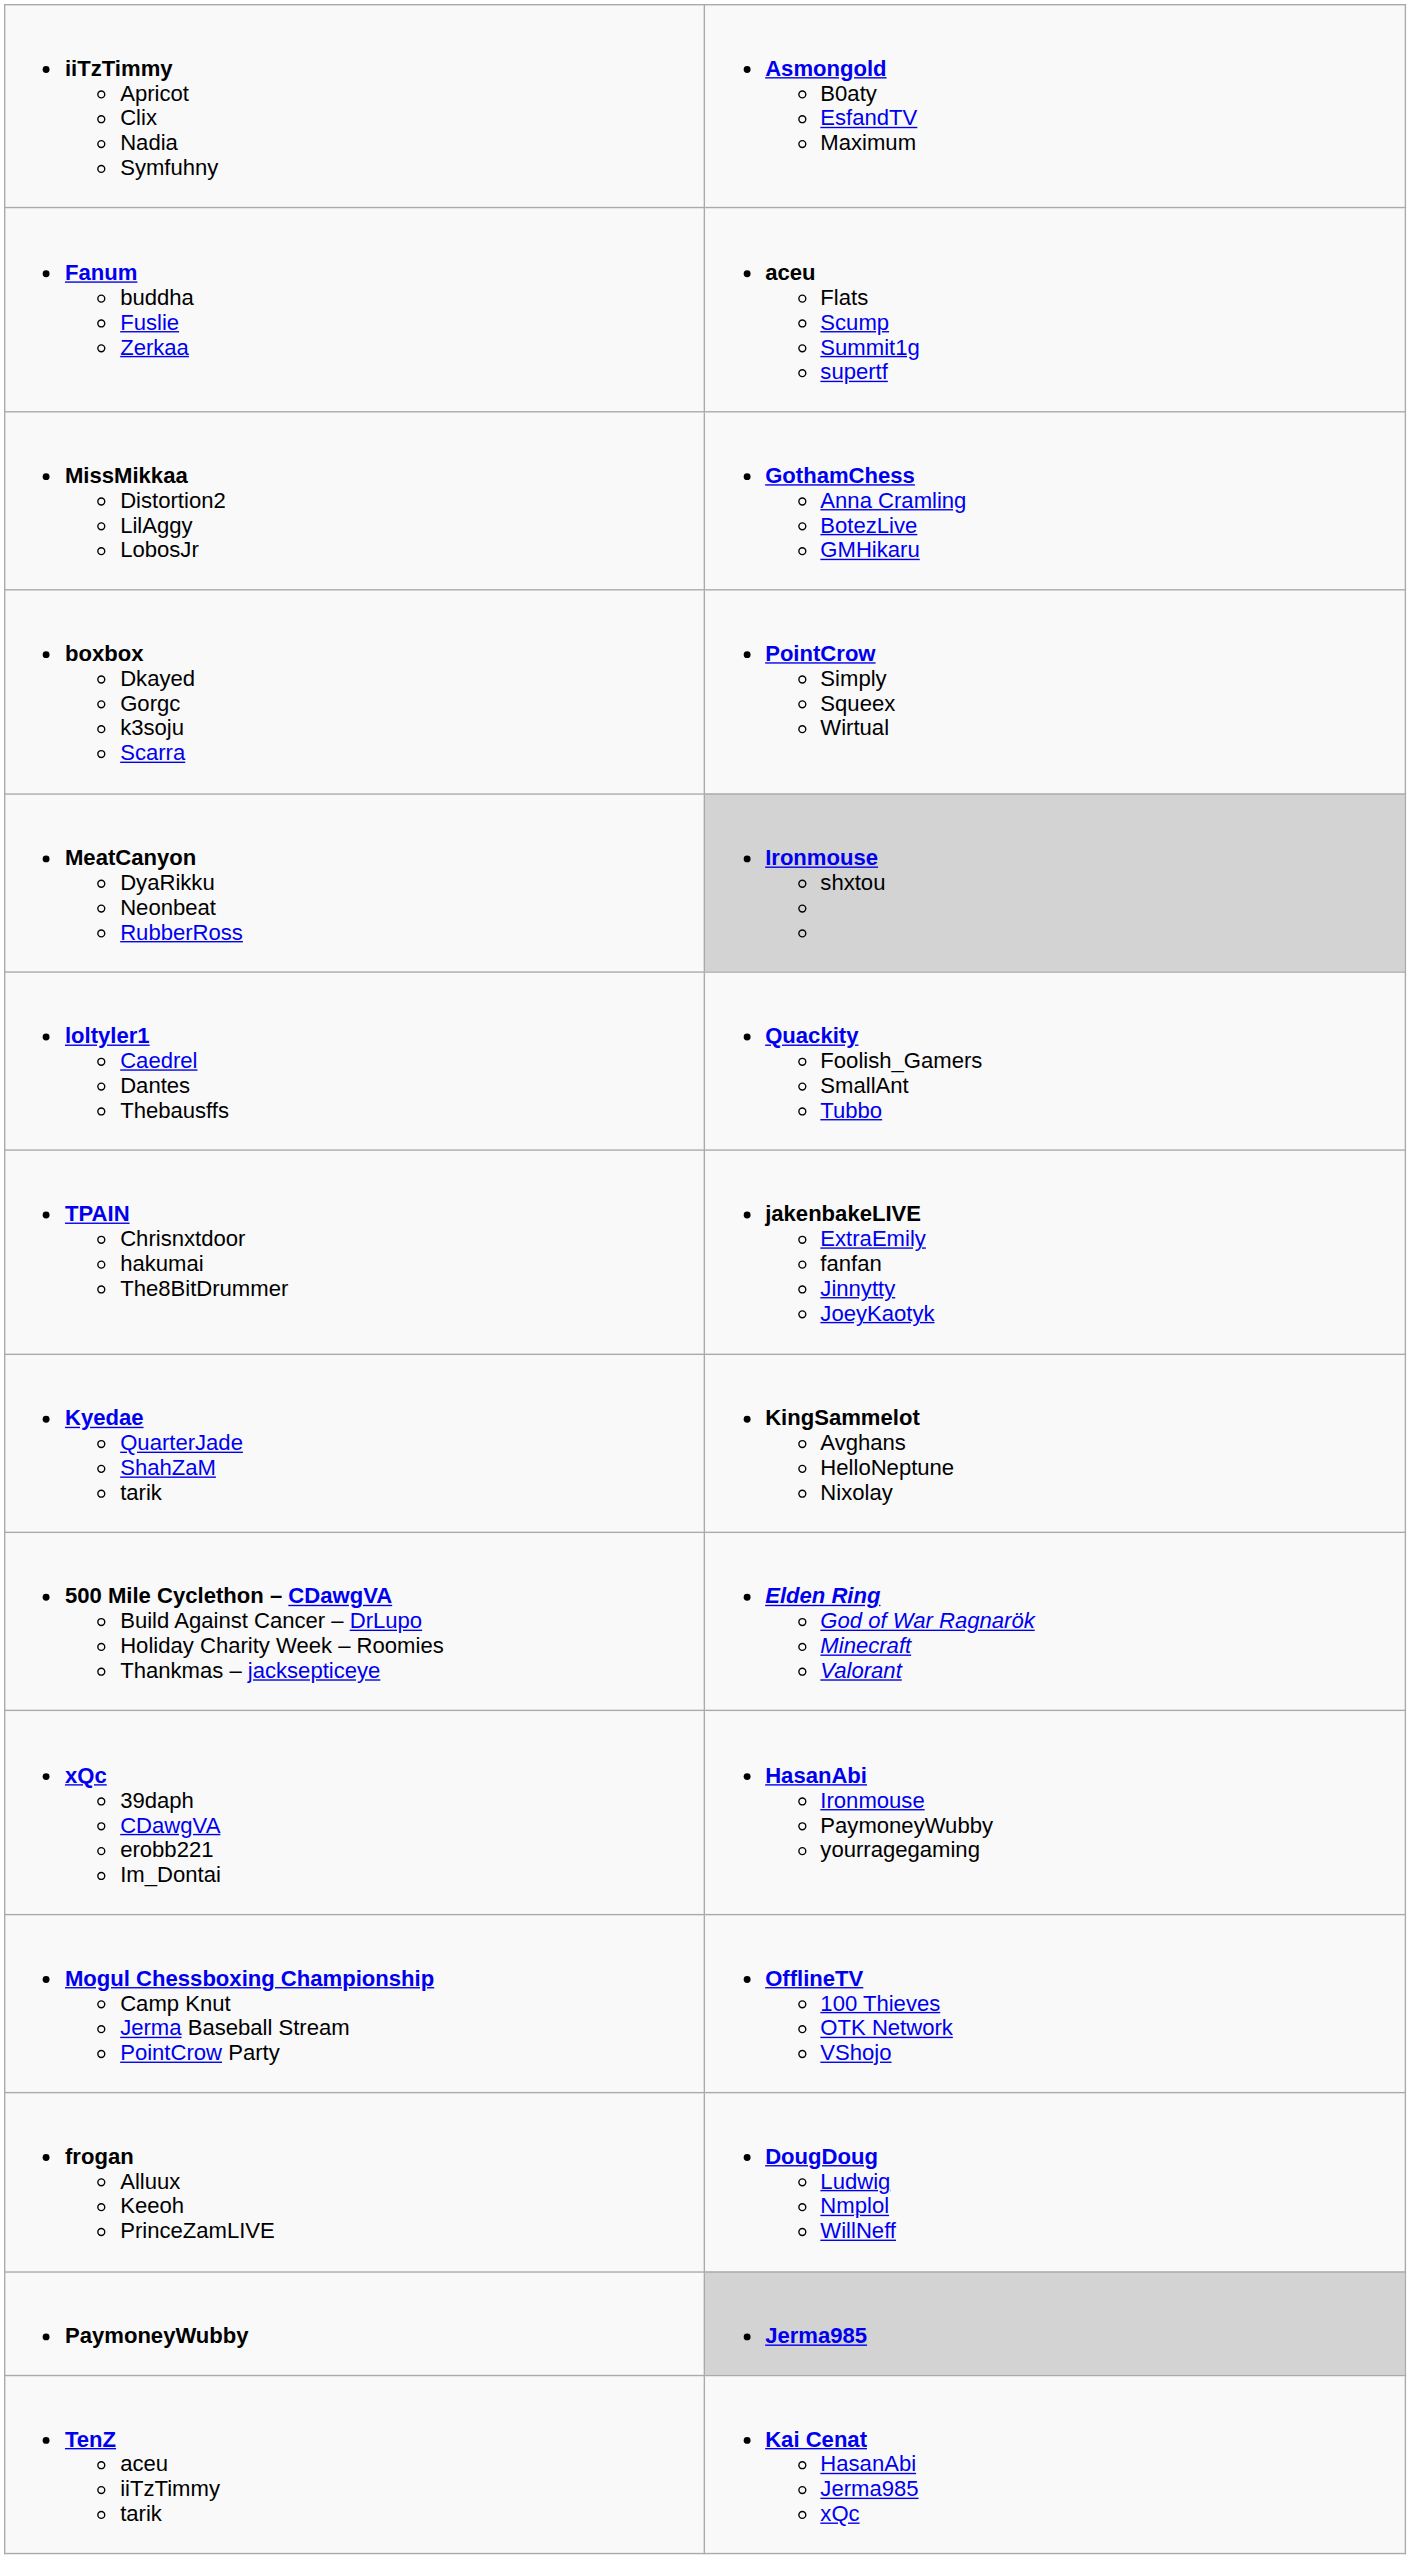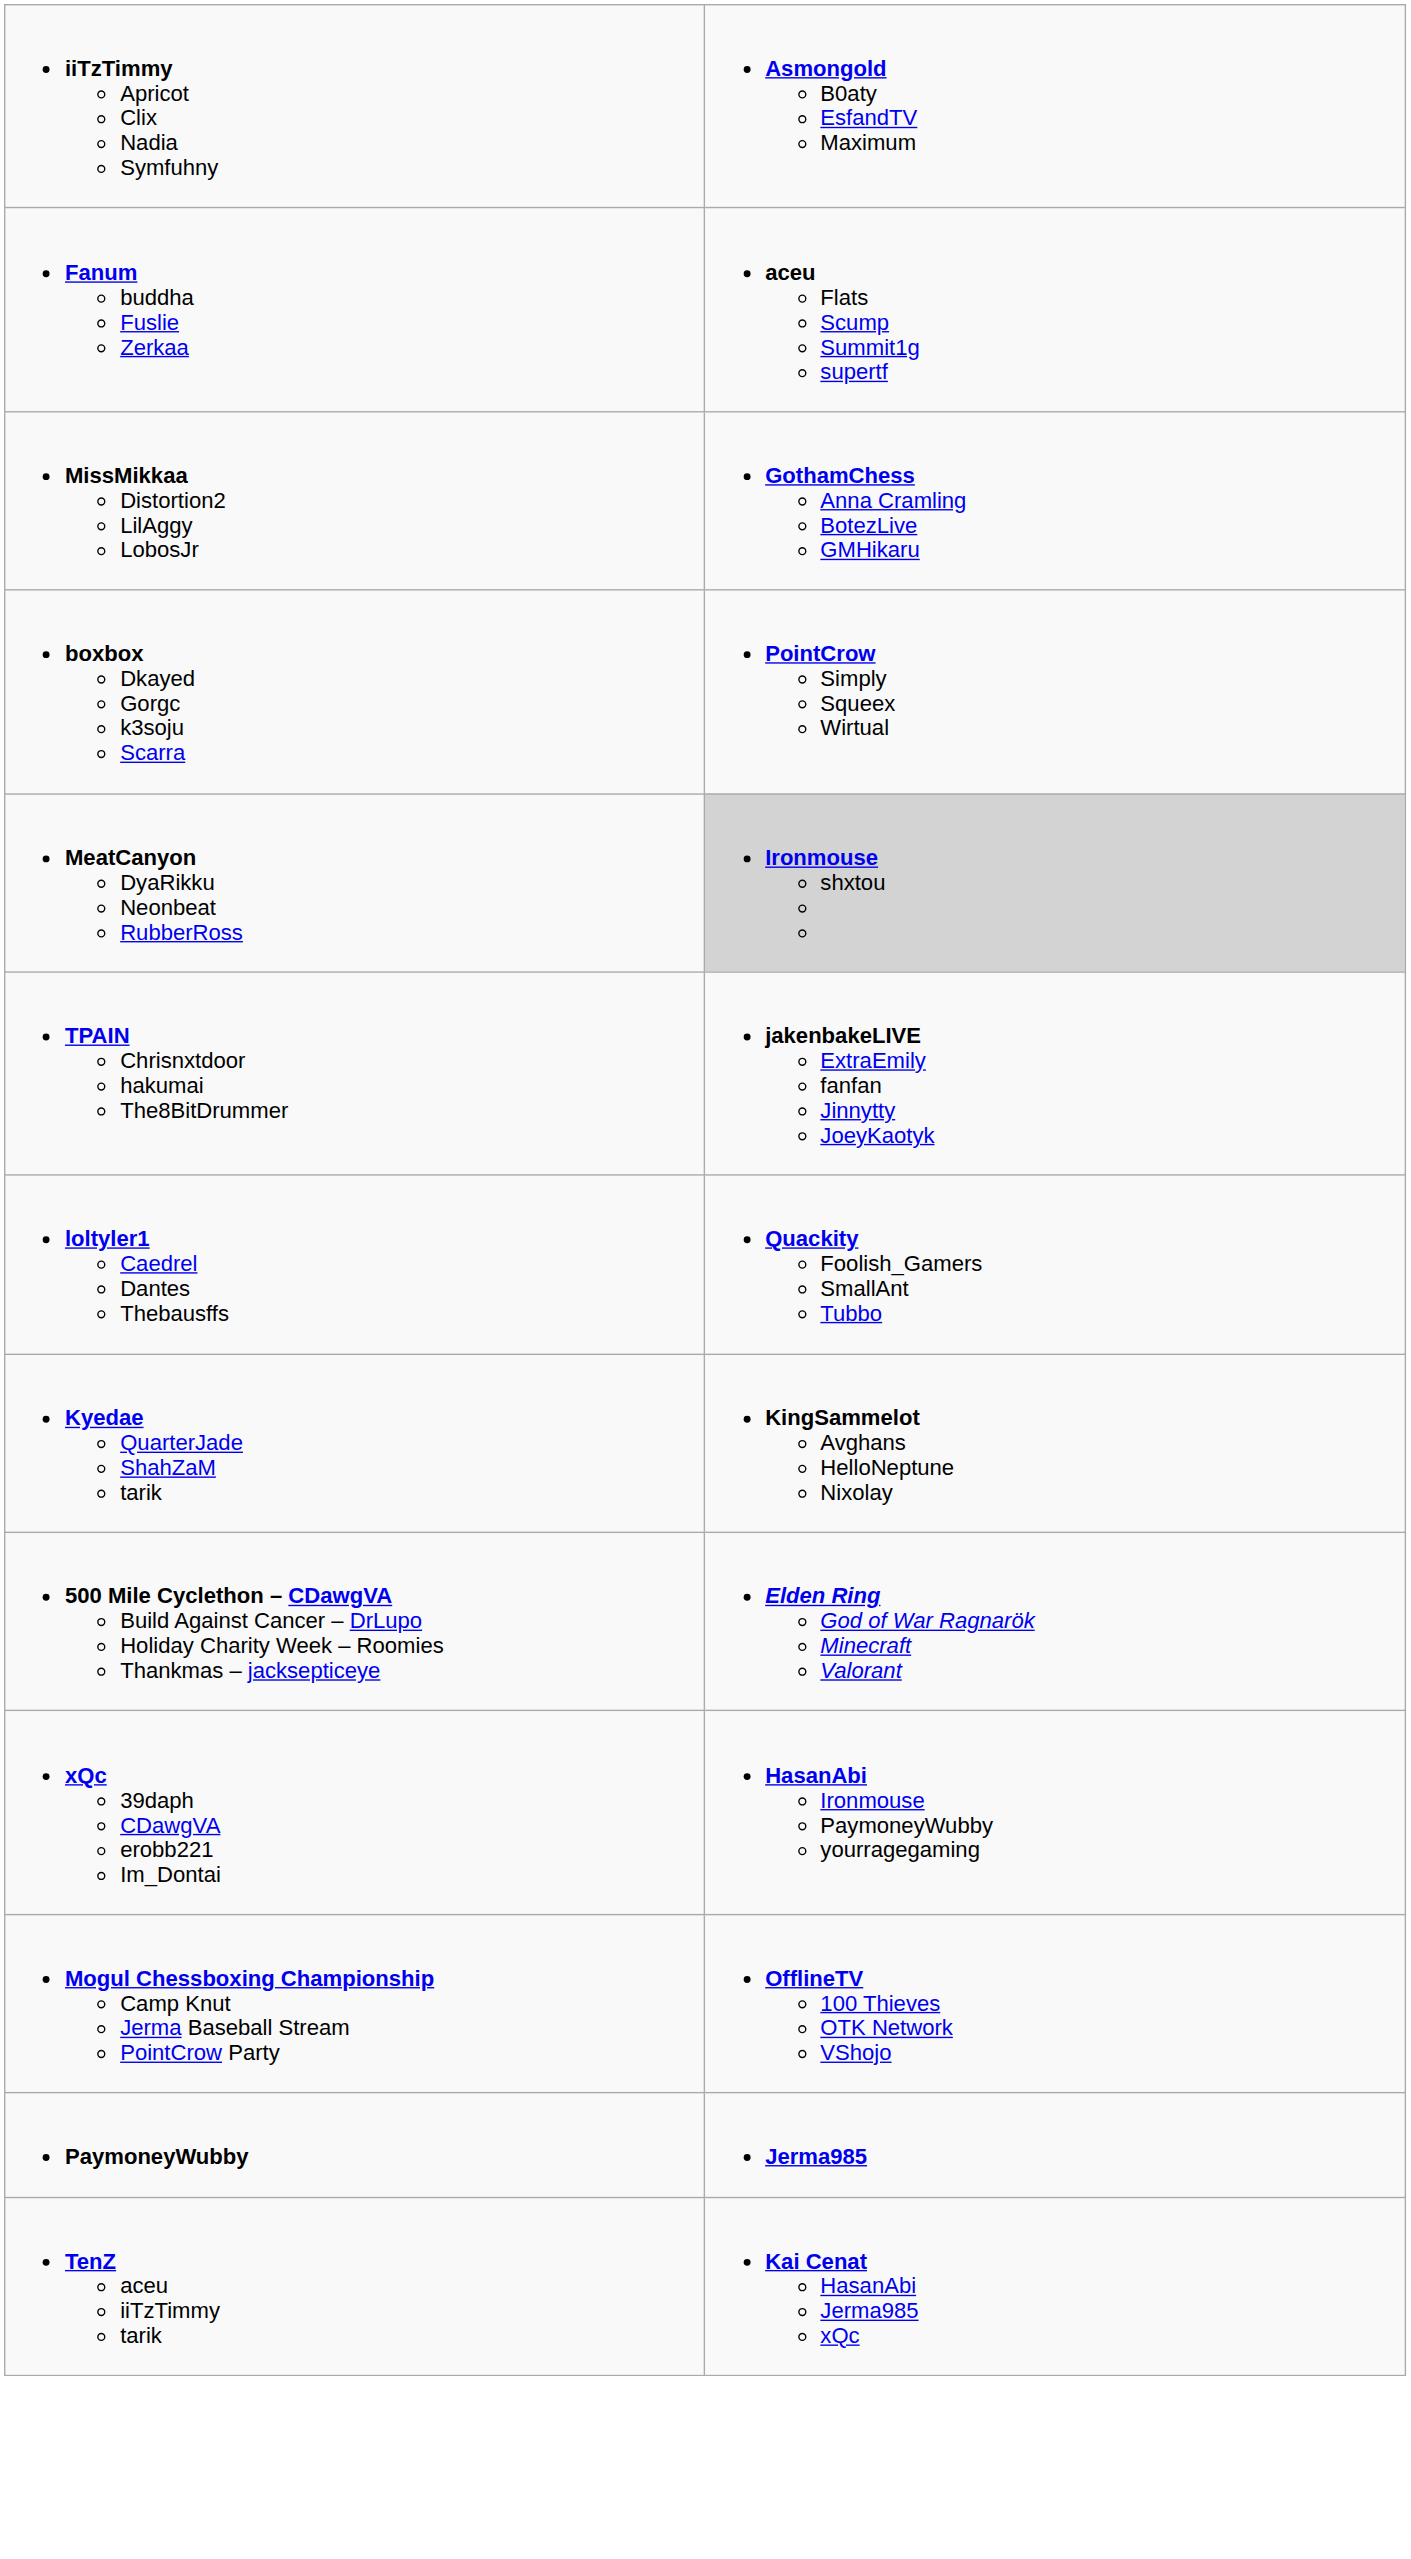rows swapped: (355, 1252) <-> (355, 1074)
- row: (355, 2194)
(1055, 2336) lightgrey background -> (1055, 2157) no background
